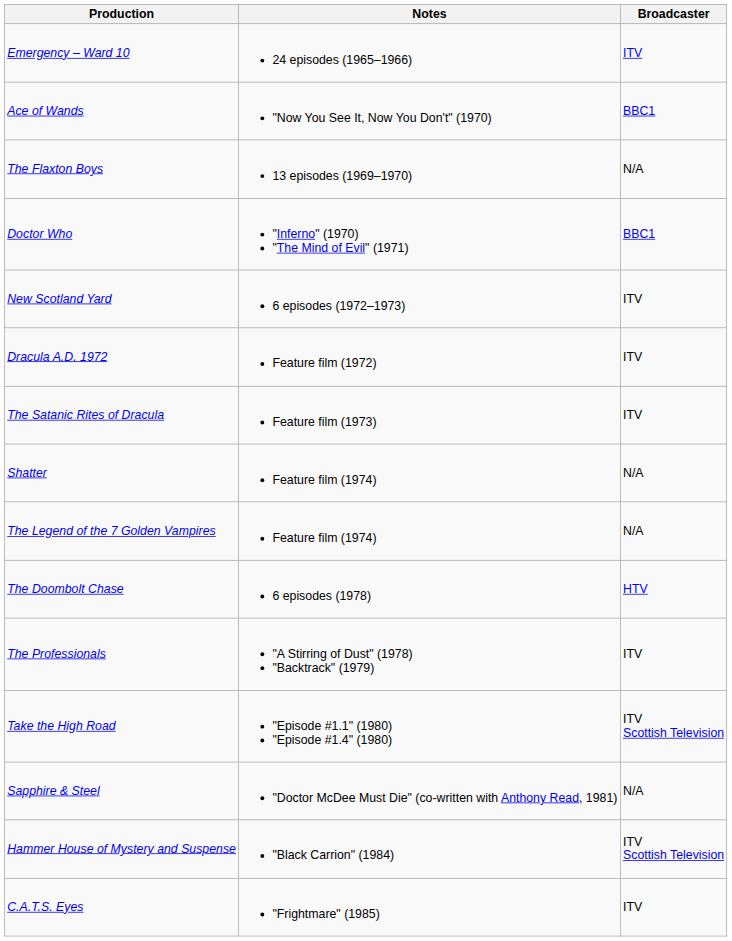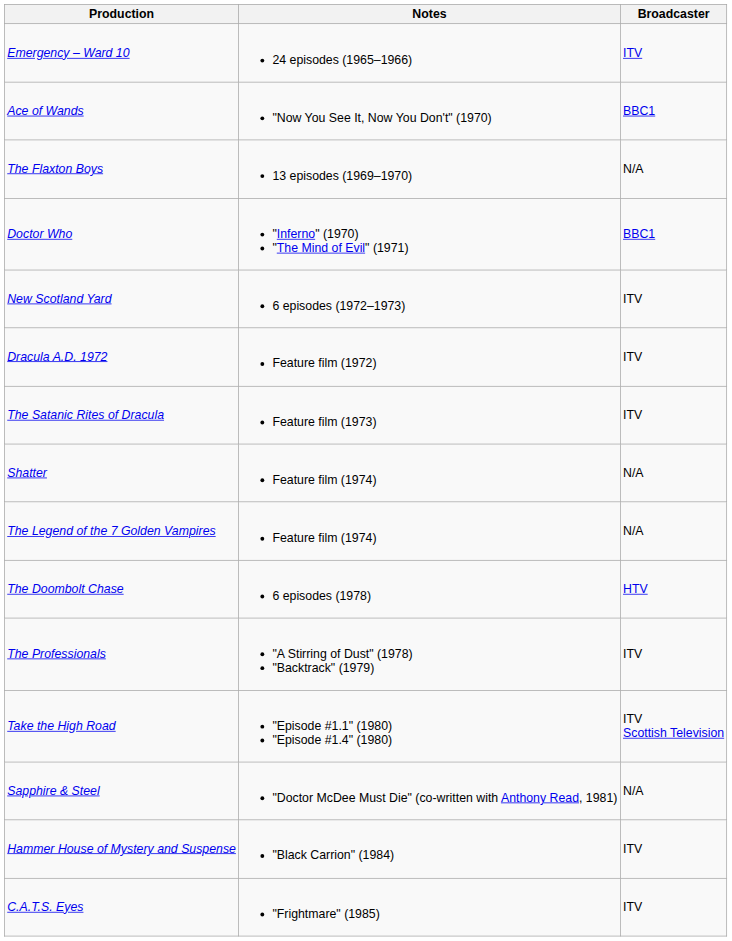(674, 849) ITV Scottish Television -> (633, 849) ITV
